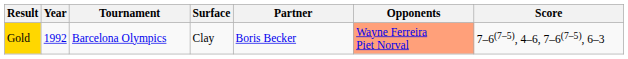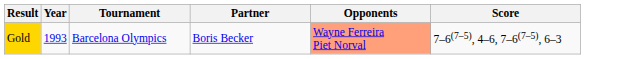- column: (211, 13)
(55, 38) 1992 -> (55, 38) 1993
